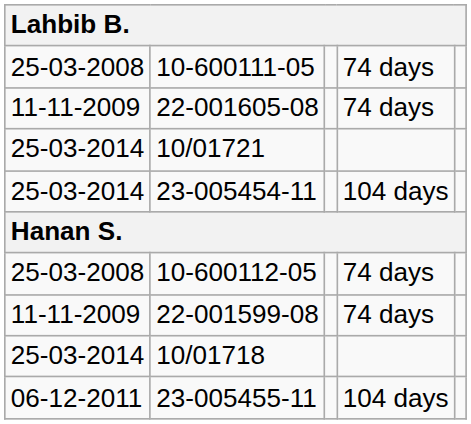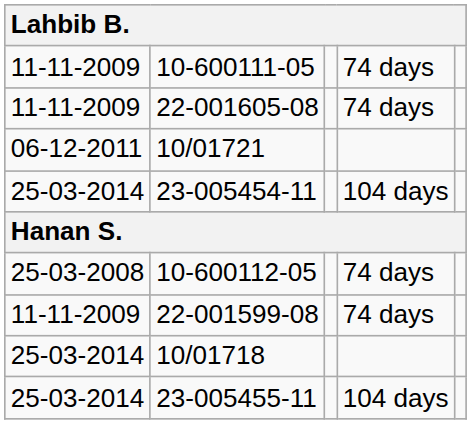(78, 66) 25-03-2008 -> (76, 66) 11-11-2009
(78, 149) 25-03-2014 -> (77, 149) 06-12-2011
(77, 397) 06-12-2011 -> (78, 397) 25-03-2014
